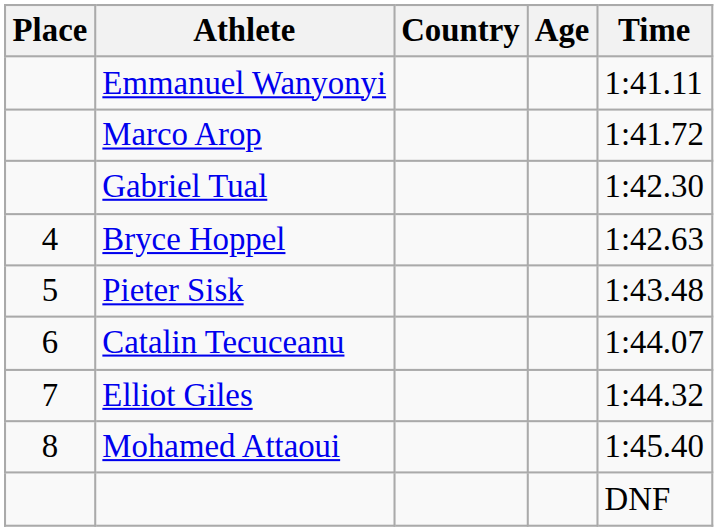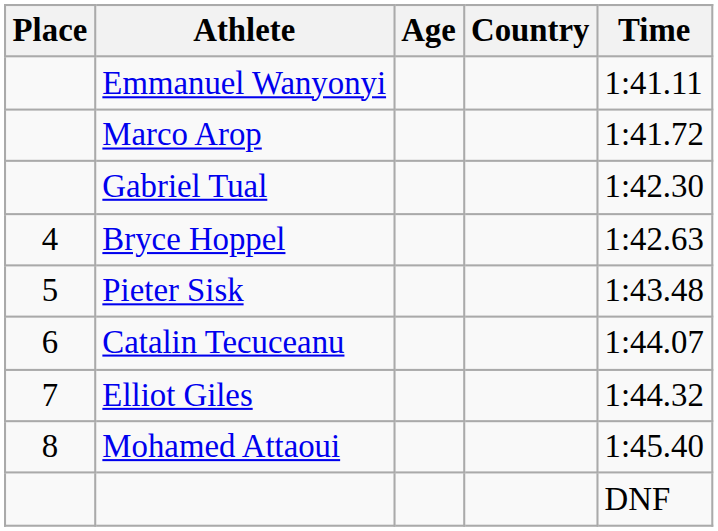columns swapped: (562, 30) <-> (460, 30)
